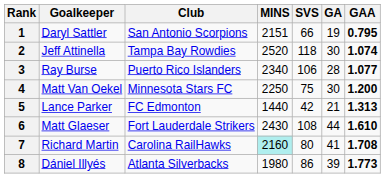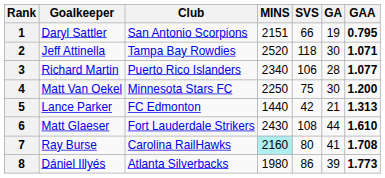(362, 51) 1.074 -> (362, 51) 1.071
(69, 70) Ray Burse -> (80, 70) Richard Martin
(80, 145) Richard Martin -> (69, 145) Ray Burse
